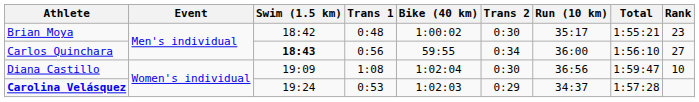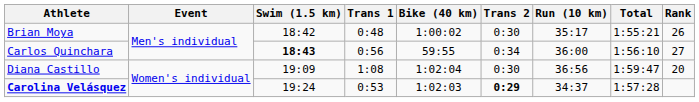(678, 32) 23 -> (678, 32) 26
(678, 69) 10 -> (678, 69) 20
(507, 87) normal -> (507, 87) bold
